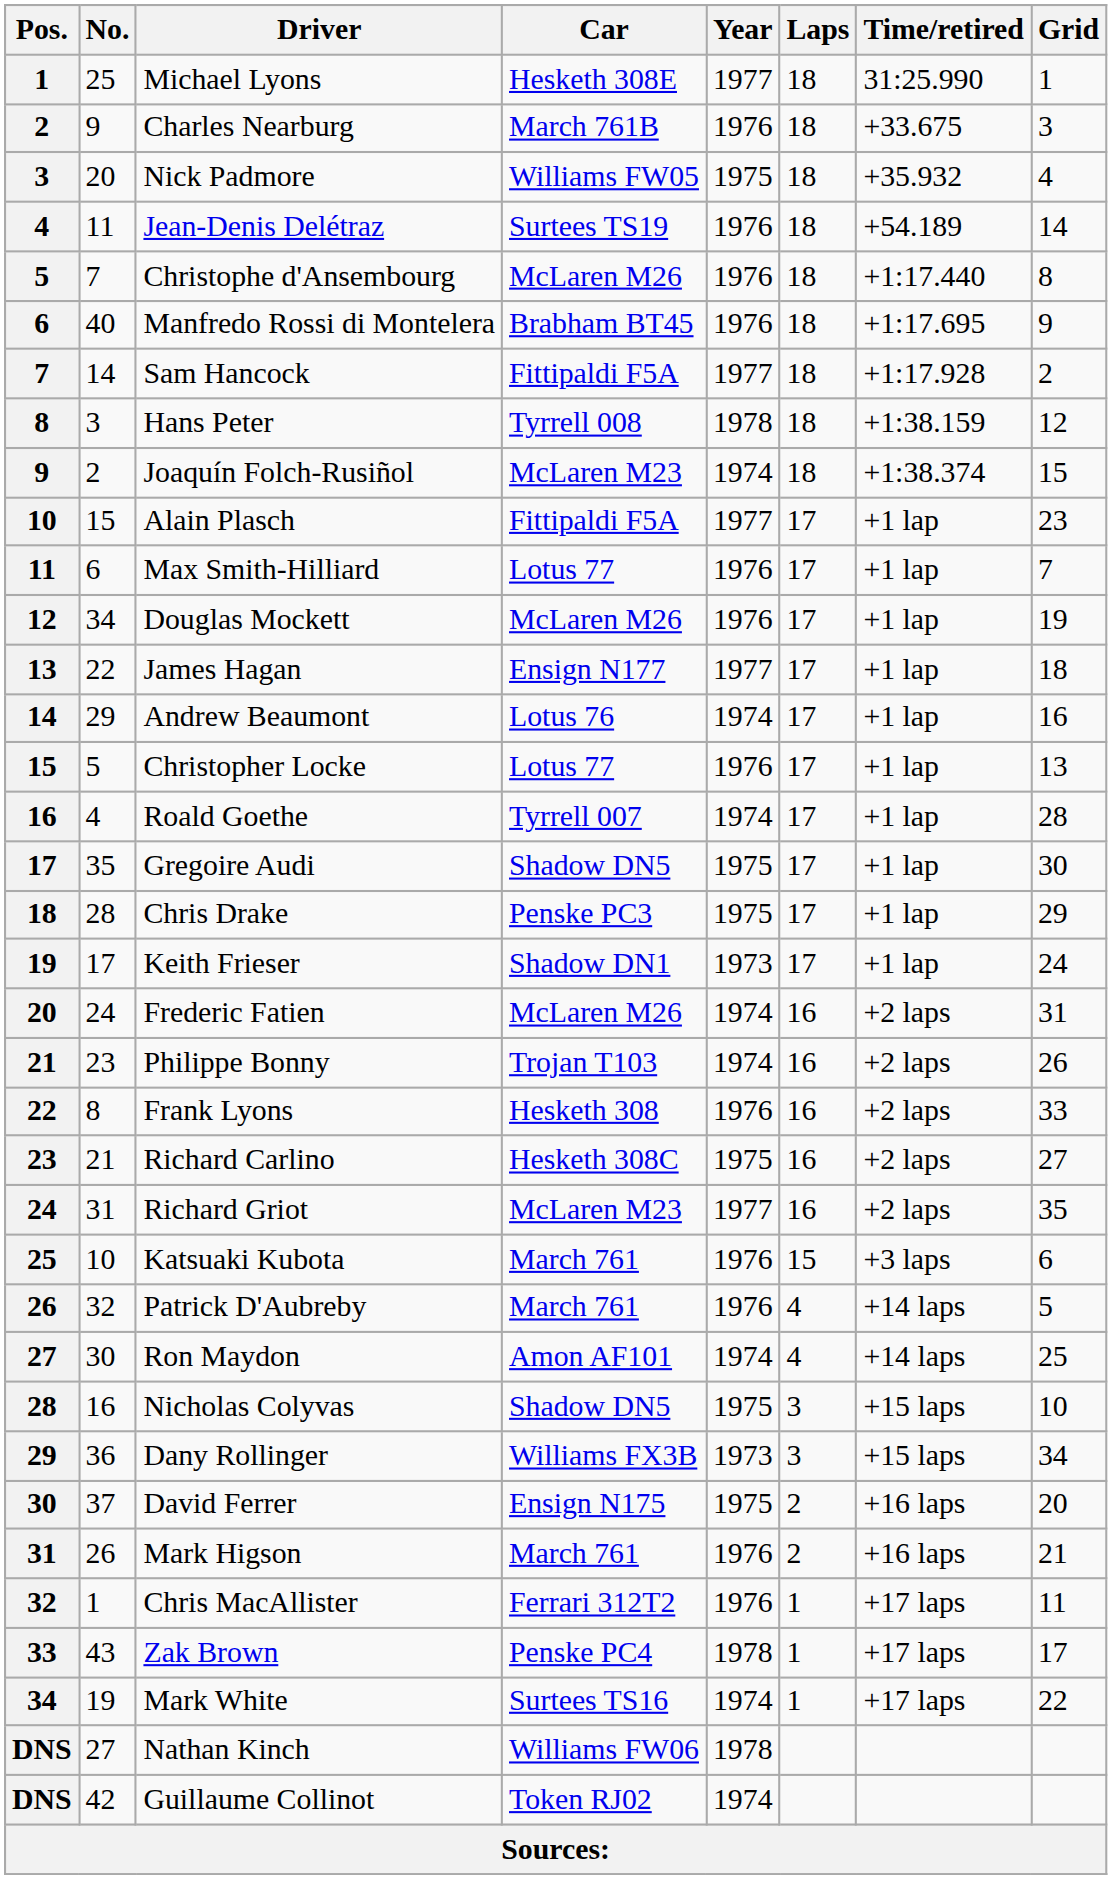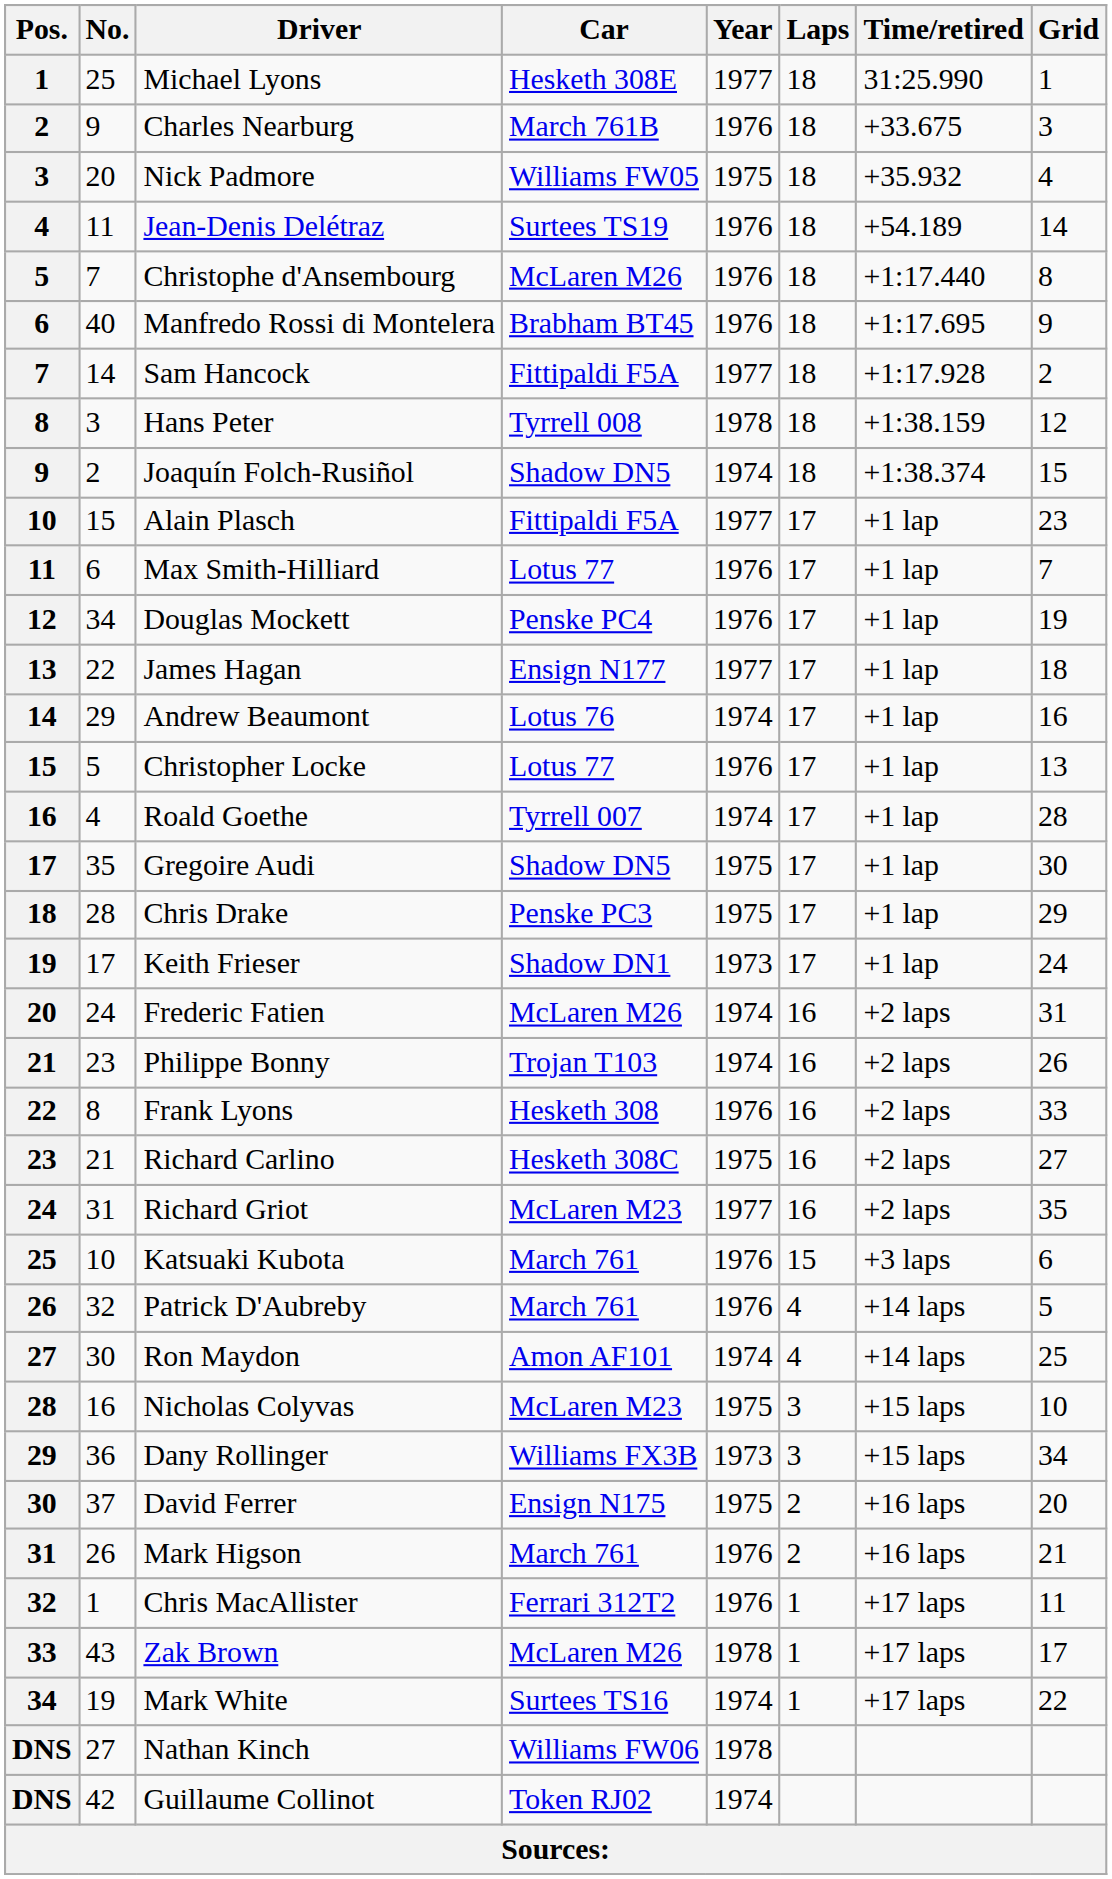(595, 471) McLaren M23 -> (590, 471) Shadow DN5
(595, 619) McLaren M26 -> (581, 619) Penske PC4
(590, 1406) Shadow DN5 -> (595, 1406) McLaren M23
(581, 1651) Penske PC4 -> (595, 1651) McLaren M26
